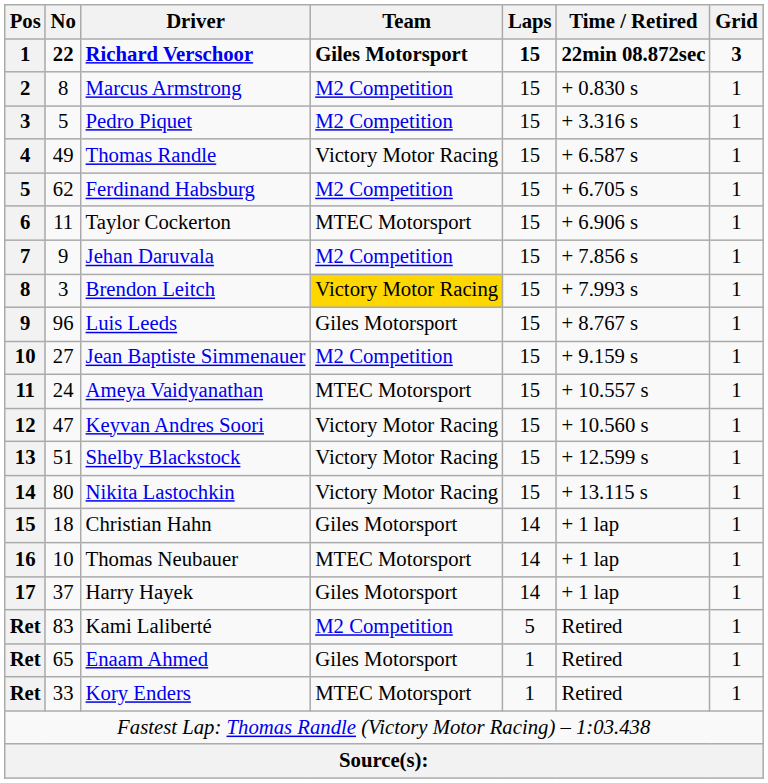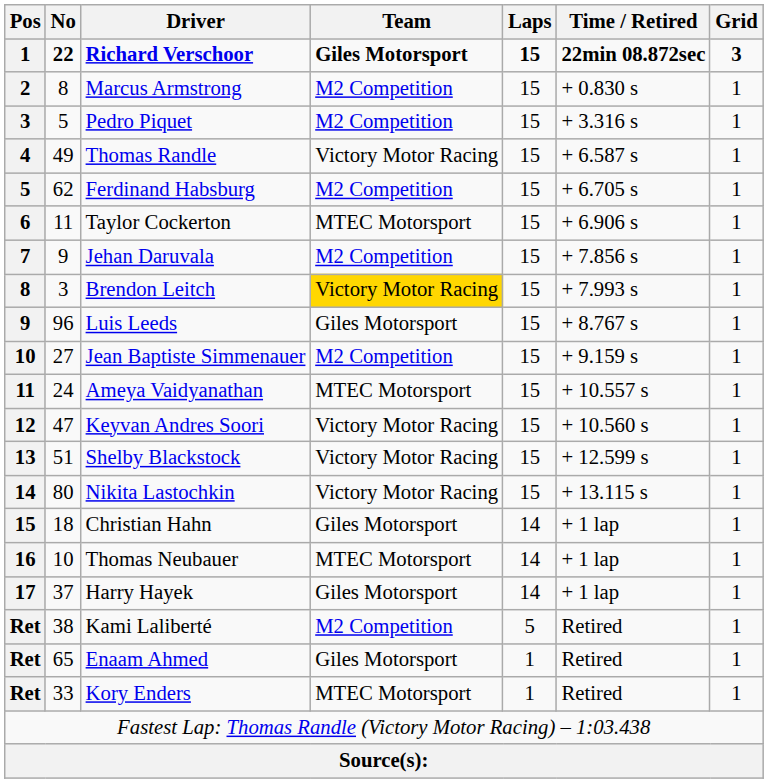(63, 626) 83 -> (63, 626) 38
